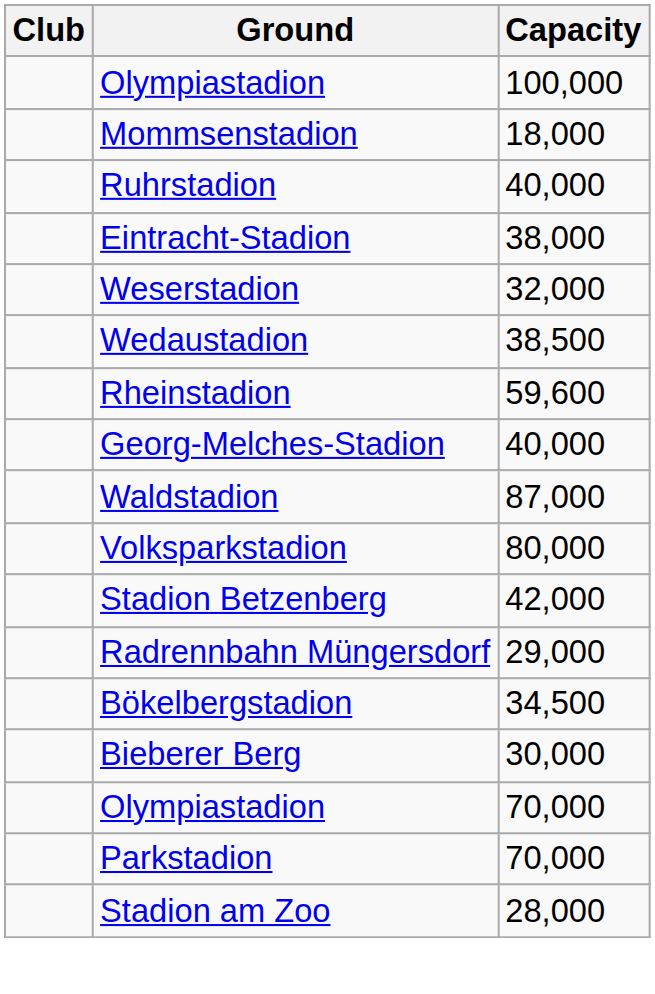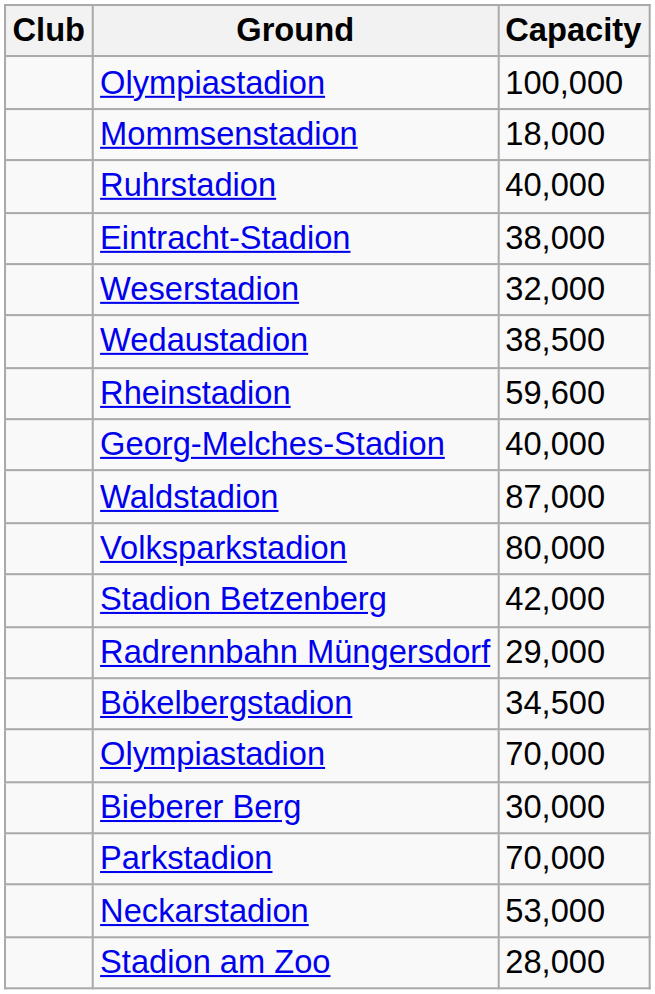rows swapped: (213, 806) <-> (201, 755)
+ row: (204, 910)
